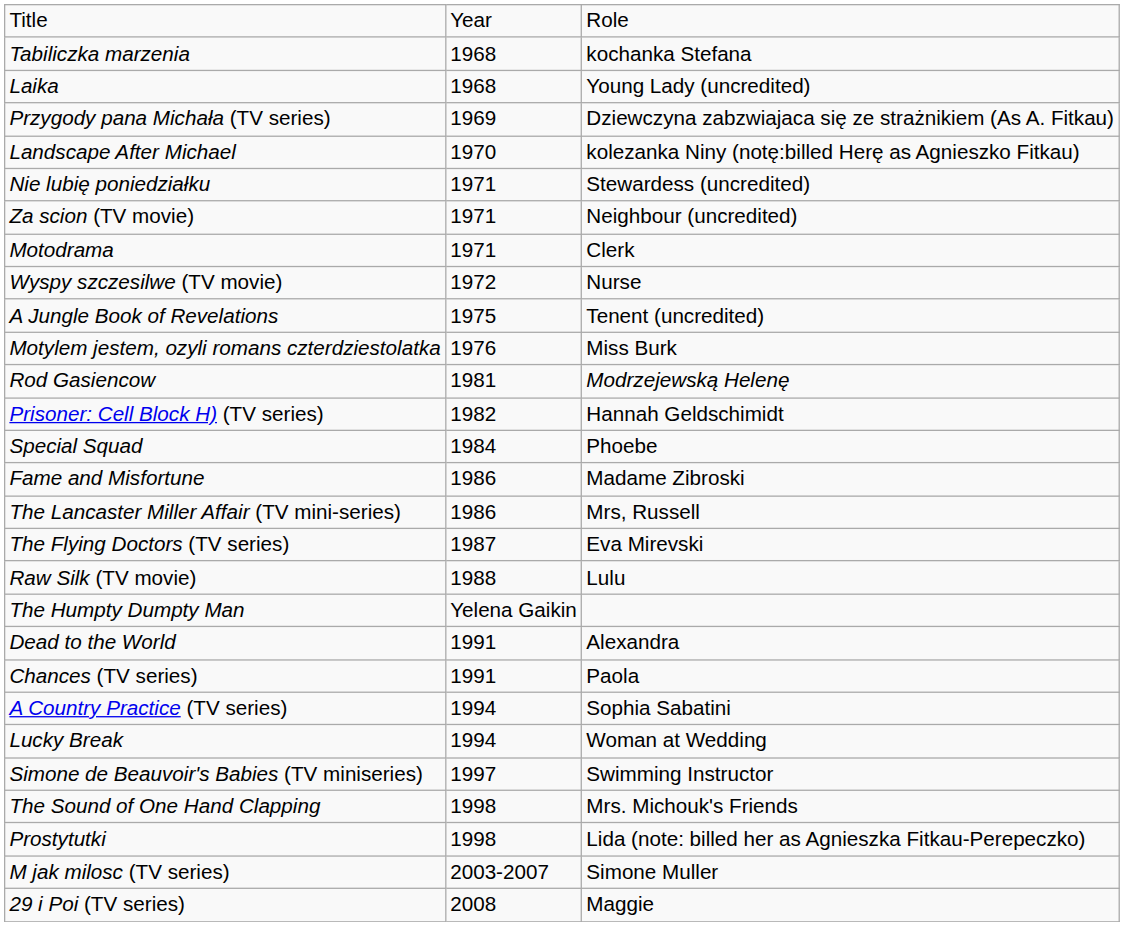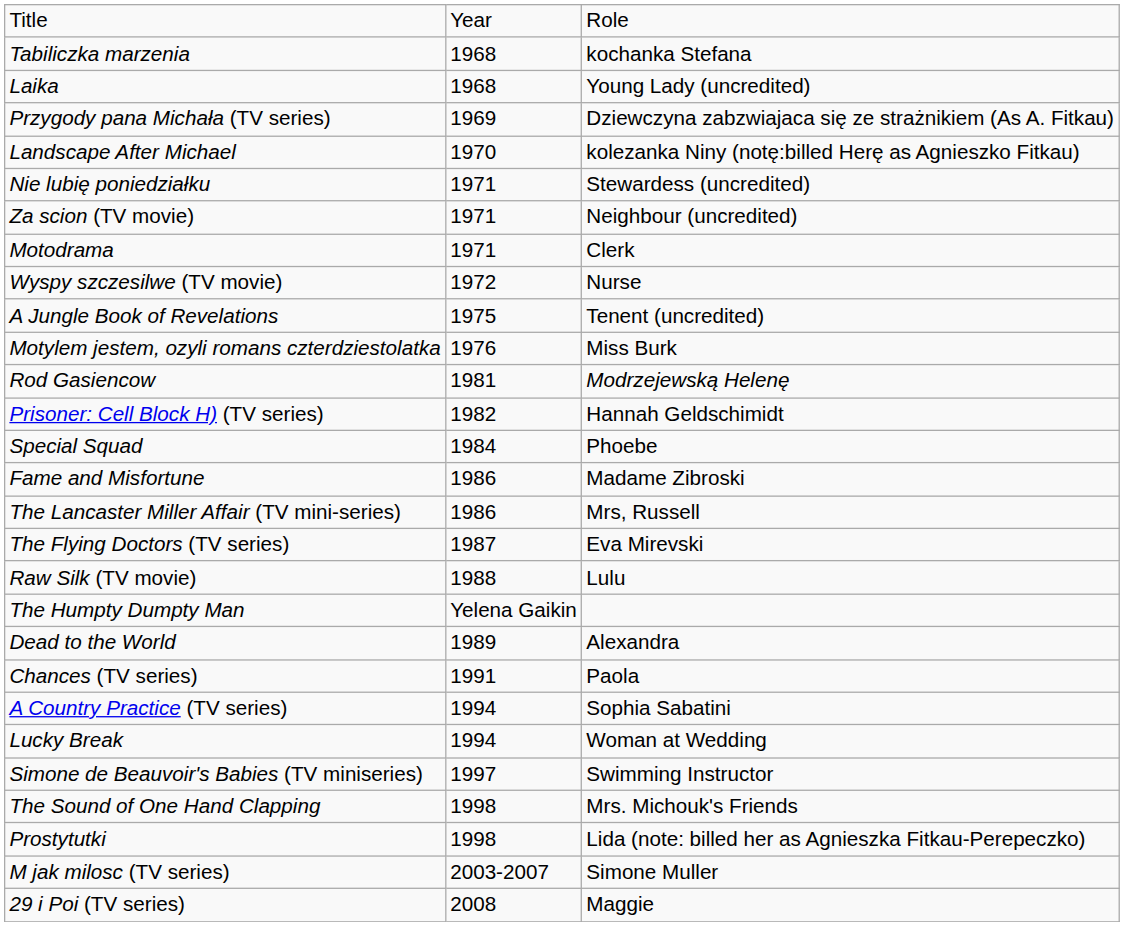(473, 642) 1991 -> (473, 642) 1989
